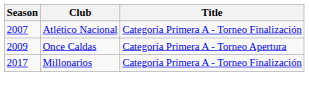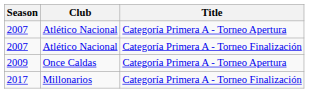+ row: (17, 29)
